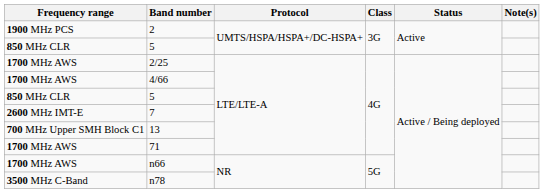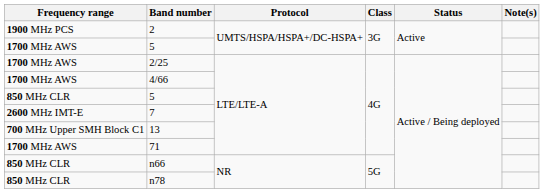(38, 46) 850 MHz CLR -> (42, 46) 1700 MHz AWS
(42, 163) 1700 MHz AWS -> (38, 163) 850 MHz CLR
(47, 180) 3500 MHz C-Band -> (38, 180) 850 MHz CLR
